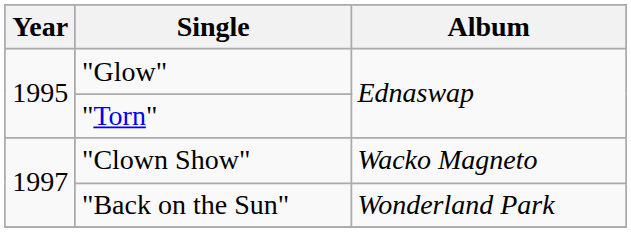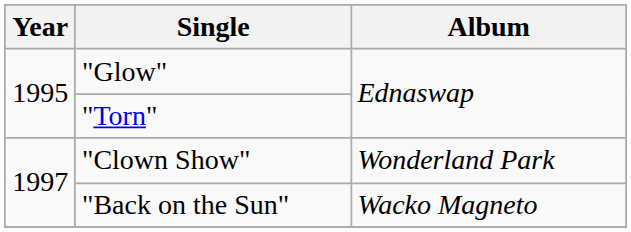(447, 159) Wacko Magneto -> (456, 159) Wonderland Park
(456, 204) Wonderland Park -> (447, 204) Wacko Magneto
